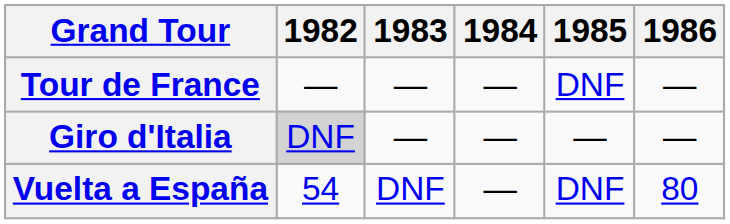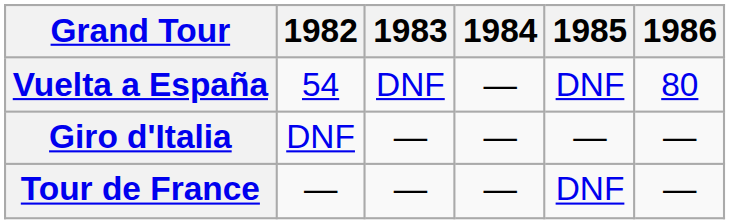rows swapped: (140, 190) <-> (140, 84)
(321, 137) lightgrey background -> (321, 137) no background
